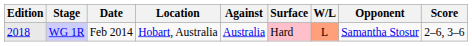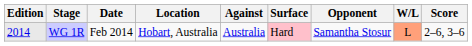columns swapped: (380, 13) <-> (325, 13)
(19, 31) 2018 -> (19, 31) 2014
